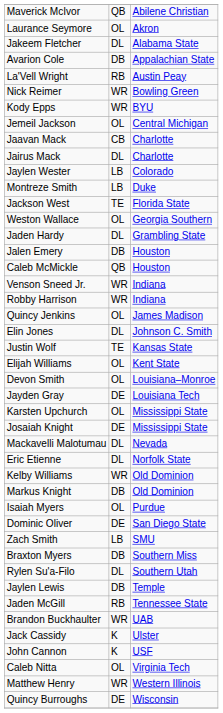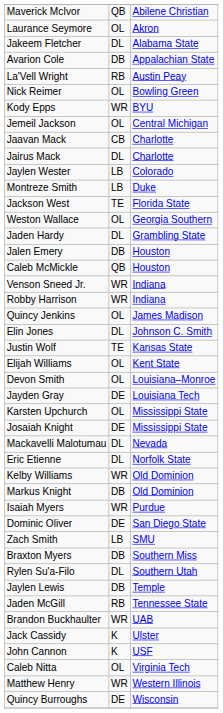(119, 92) WR -> (118, 92) OL
(118, 508) OL -> (119, 508) WR
